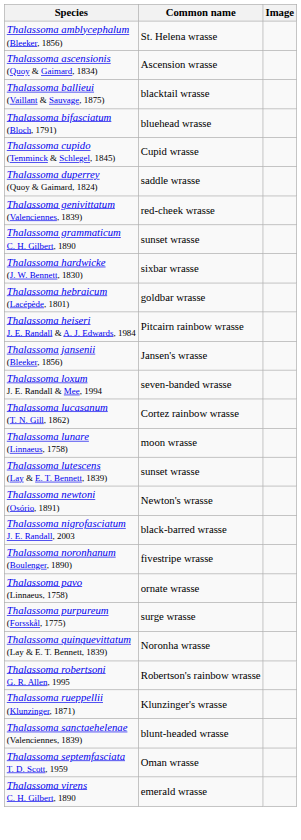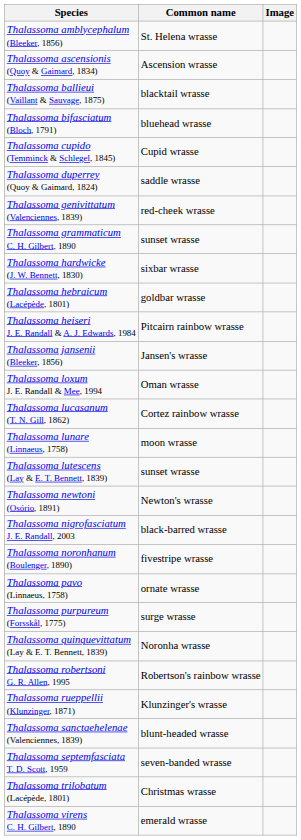(186, 384) seven-banded wrasse -> (170, 384) Oman wrasse
(170, 762) Oman wrasse -> (186, 762) seven-banded wrasse
+ row: (57, 791)
